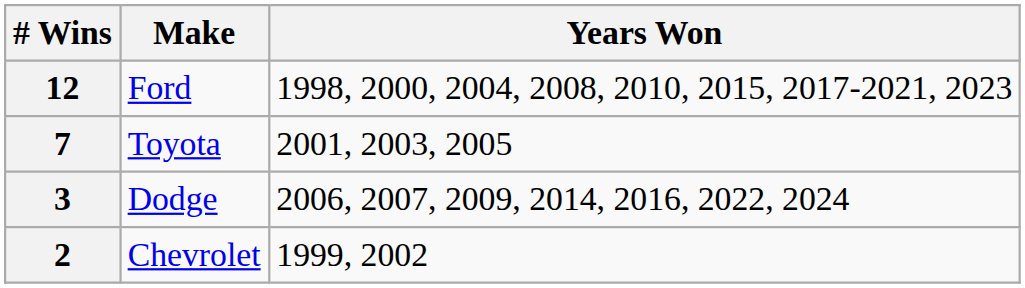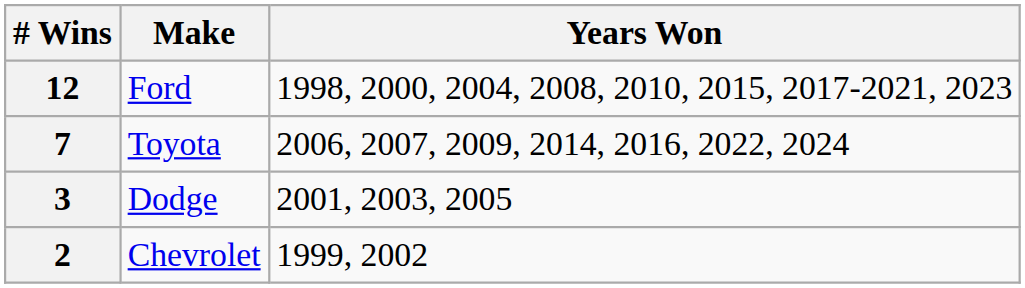(394, 143) 2001, 2003, 2005 -> (563, 143) 2006, 2007, 2009, 2014, 2016, 2022, 2024
(563, 199) 2006, 2007, 2009, 2014, 2016, 2022, 2024 -> (394, 199) 2001, 2003, 2005
